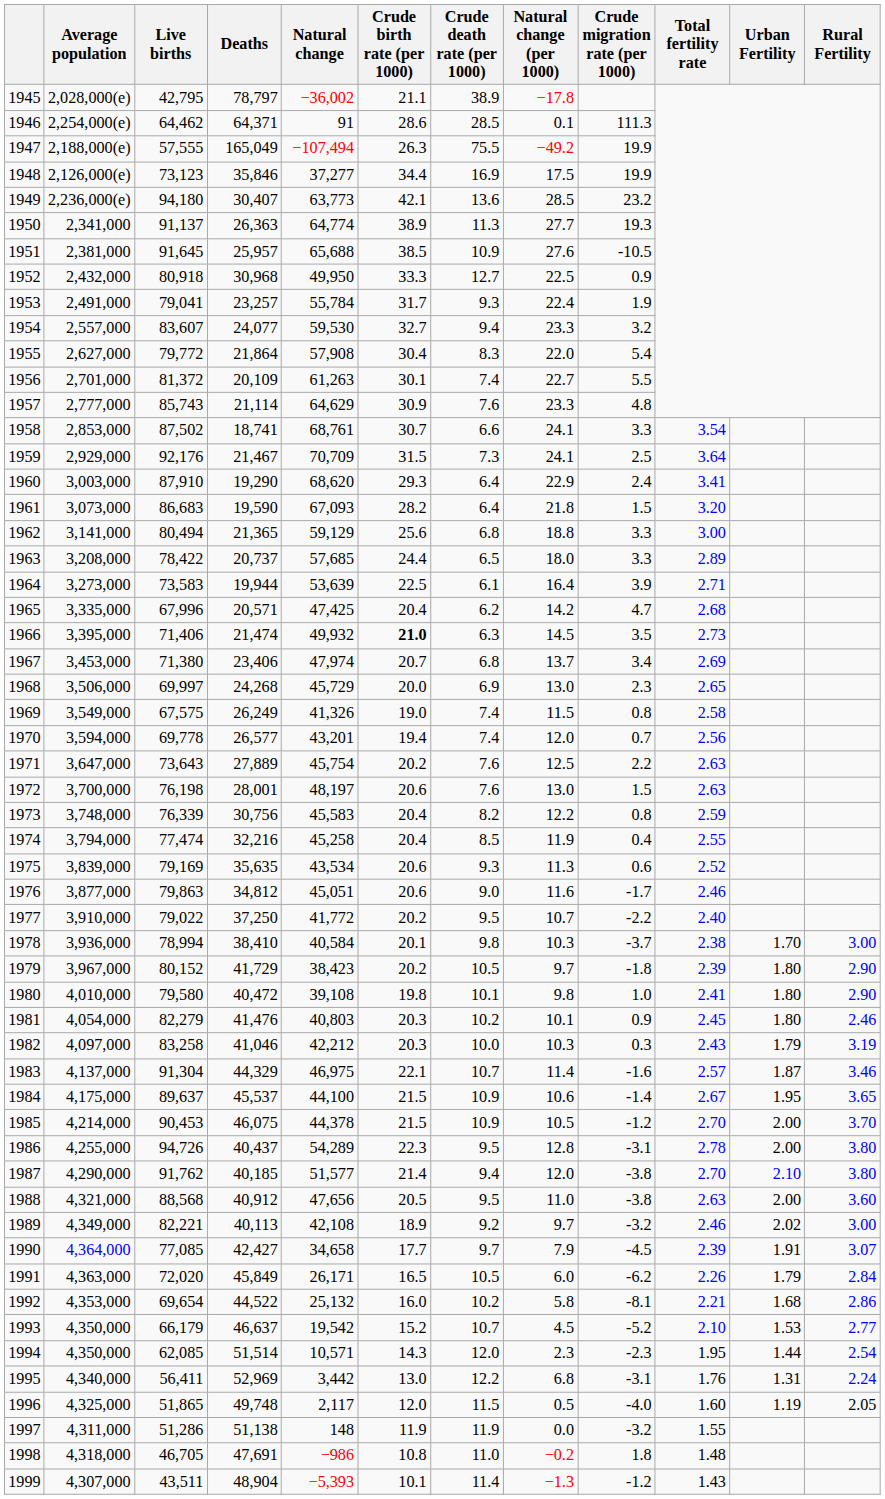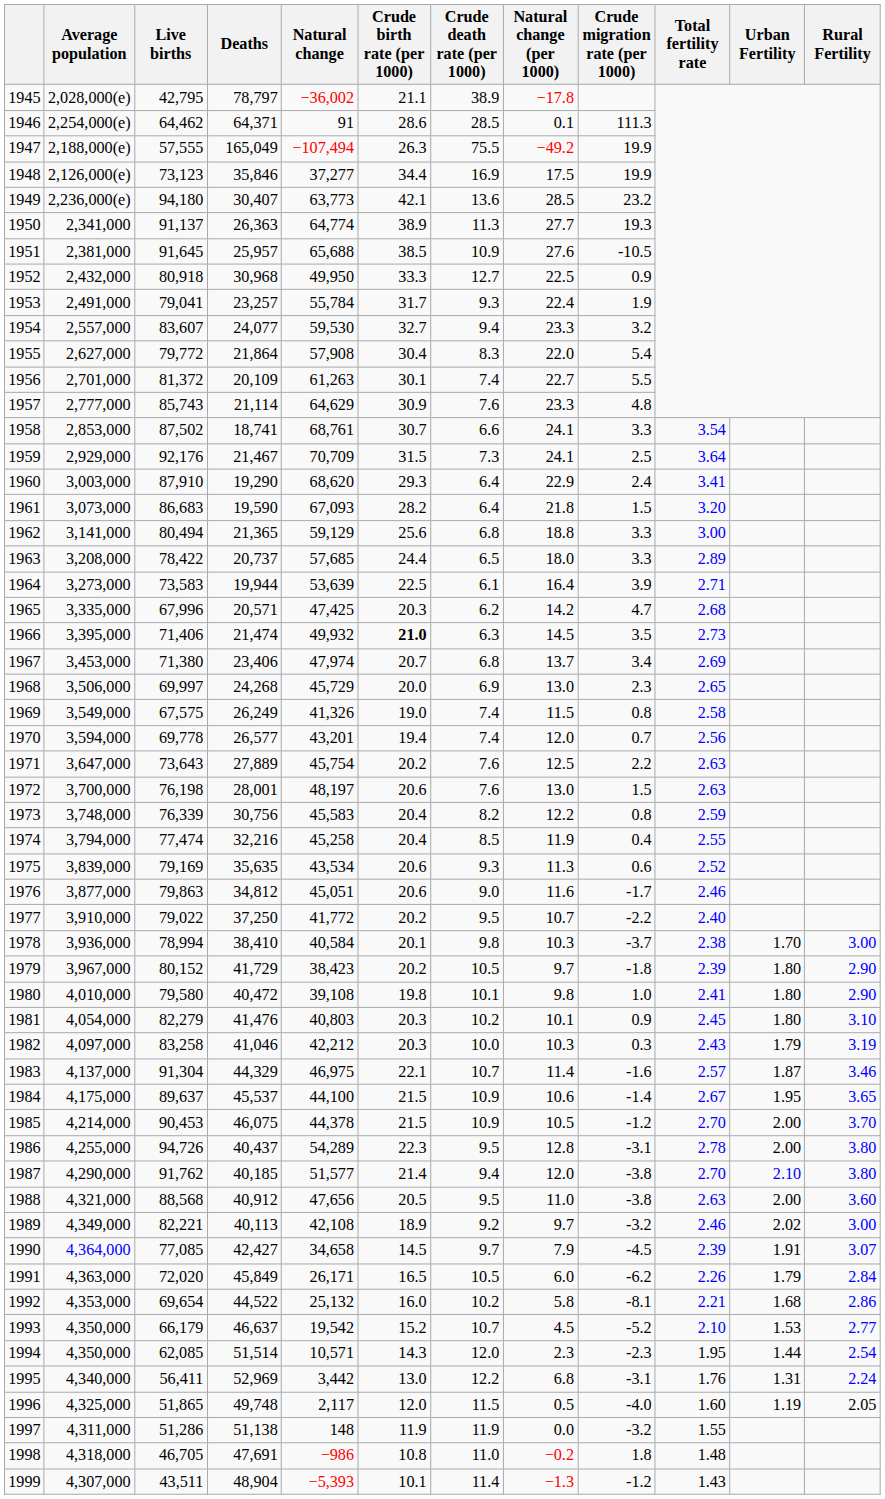(413, 610) 20.4 -> (413, 610) 20.3
(862, 1020) 2.46 -> (862, 1020) 3.10
(413, 1250) 17.7 -> (413, 1250) 14.5
